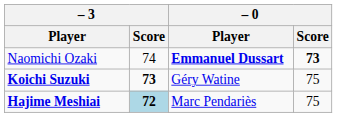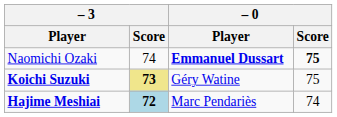(313, 58) 73 -> (313, 58) 75
(149, 79) no background -> (149, 79) khaki background
(313, 101) 75 -> (313, 101) 74
